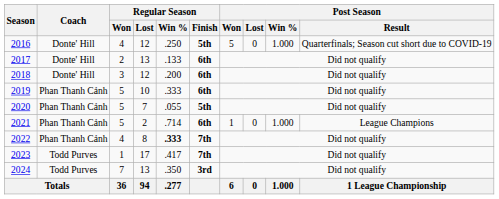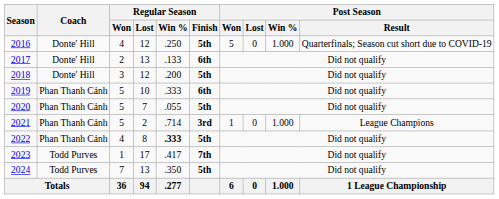(205, 75) 6th -> (205, 75) 5th
(205, 123) 6th -> (205, 123) 3rd
(205, 138) 7th -> (205, 138) 5th
(205, 170) 3rd -> (205, 170) 5th
